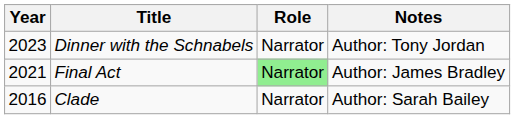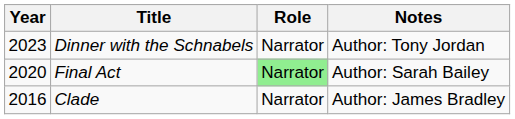(28, 72) 2021 -> (28, 72) 2020
(419, 72) Author: James Bradley -> (410, 72) Author: Sarah Bailey
(410, 99) Author: Sarah Bailey -> (419, 99) Author: James Bradley
